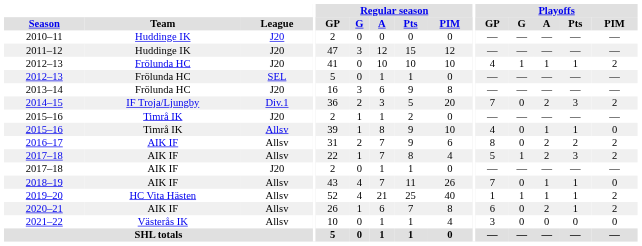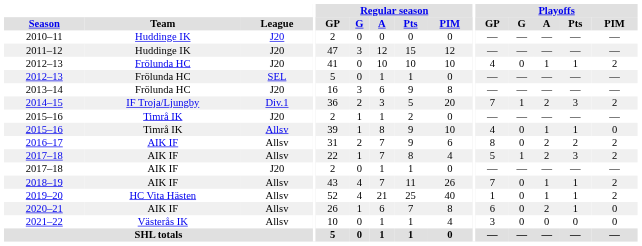(522, 63) 1 -> (522, 63) 0
(522, 103) 0 -> (522, 103) 1
(615, 182) 0 -> (615, 182) 2
(522, 195) 1 -> (522, 195) 0
(615, 208) 2 -> (615, 208) 0
